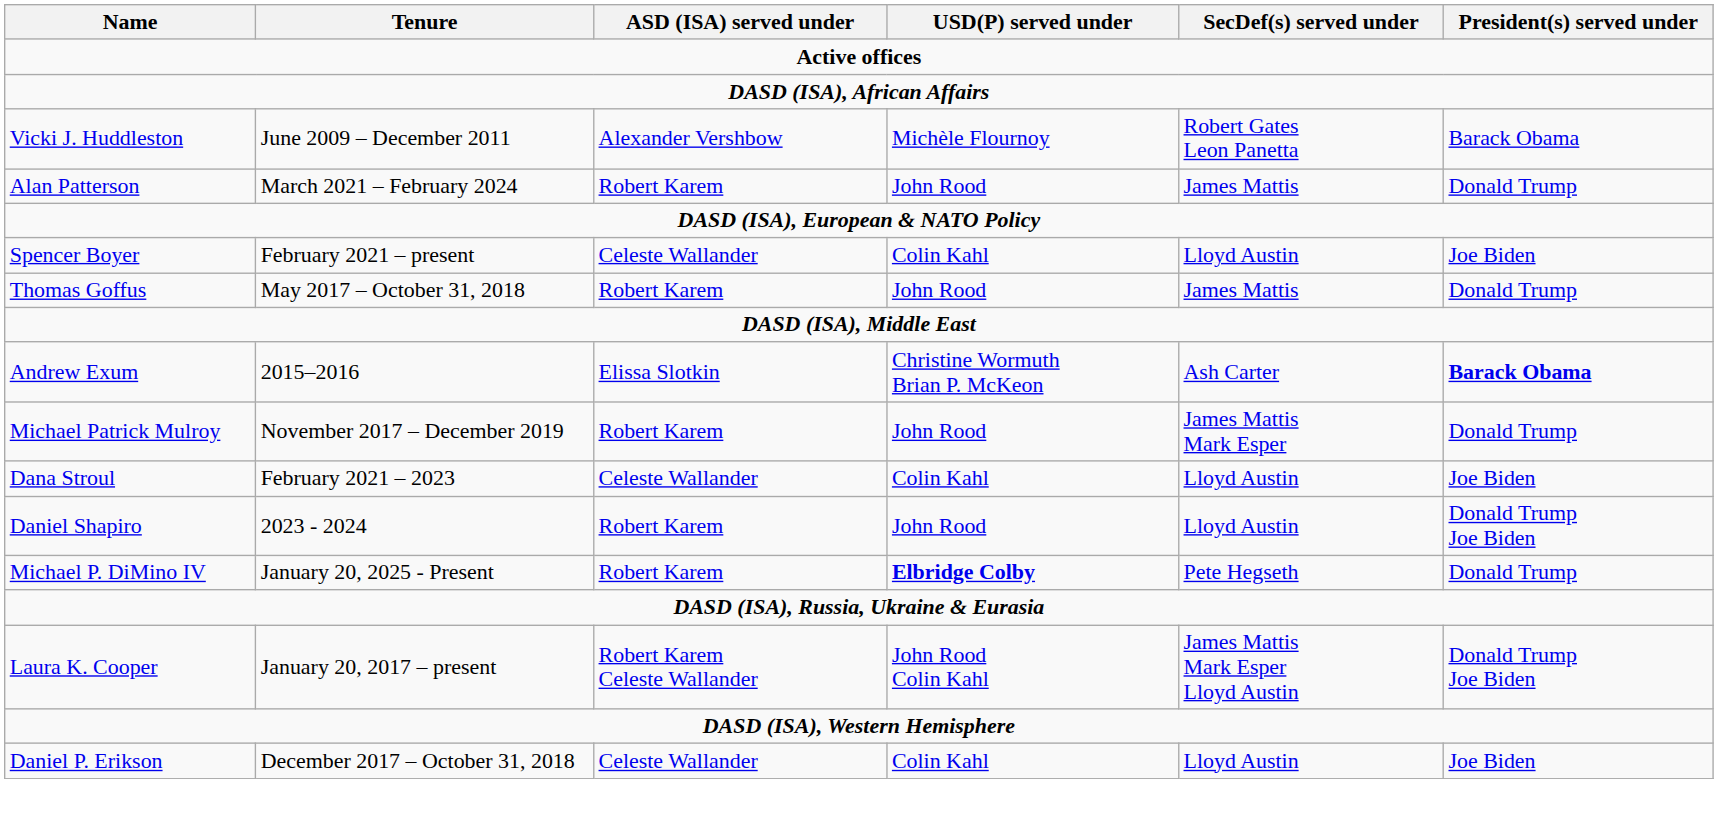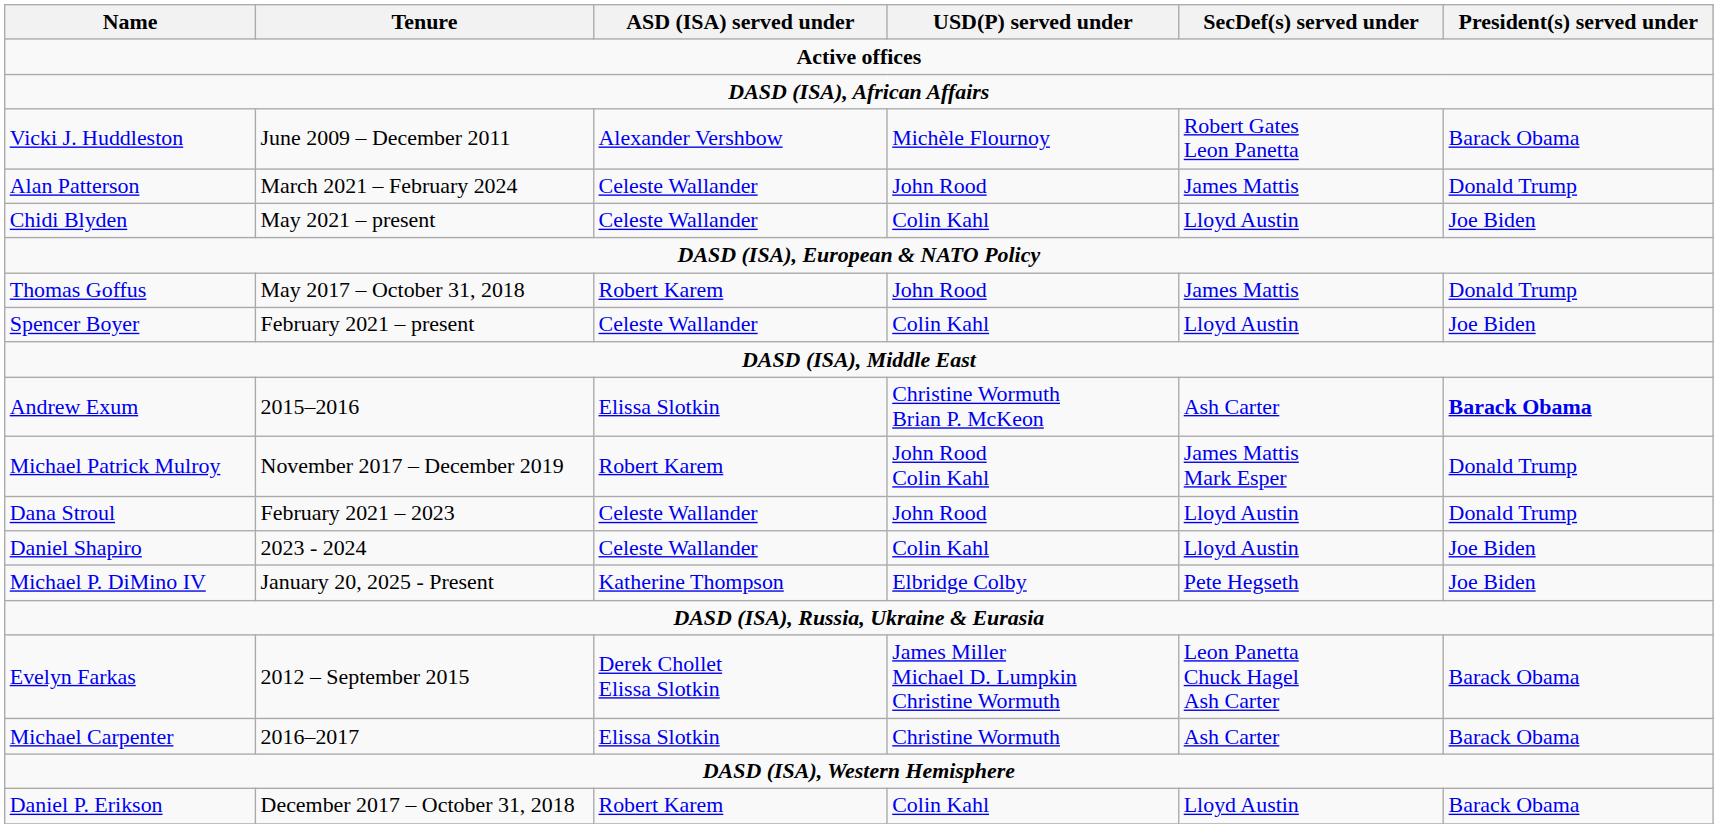(661, 185) Robert Karem -> (678, 185) Celeste Wallander
+ row: (68, 220)
rows swapped: (78, 289) <-> (75, 255)
(939, 431) John Rood -> (941, 465) John Rood Colin Kahl
(940, 478) Colin Kahl -> (939, 513) John Rood
(1492, 478) Joe Biden -> (1513, 513) Donald Trump
(661, 525) Robert Karem -> (678, 547) Celeste Wallander
(939, 525) John Rood -> (941, 547) Colin Kahl
(1513, 525) Donald Trump Joe Biden -> (1492, 547) Joe Biden
(661, 572) Robert Karem -> (691, 582) Katherine Thompson
(963, 572) bold -> (960, 582) normal
(1513, 572) Donald Trump -> (1492, 582) Joe Biden
+ row: (73, 676)
+ row: (92, 736)
- row: (84, 666)
(678, 760) Celeste Wallander -> (661, 805) Robert Karem
(1492, 760) Joe Biden -> (1514, 805) Barack Obama
